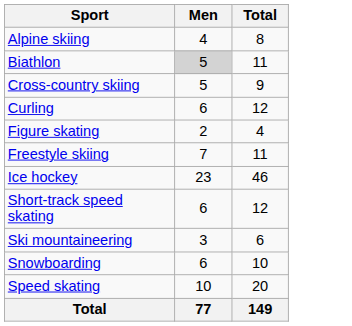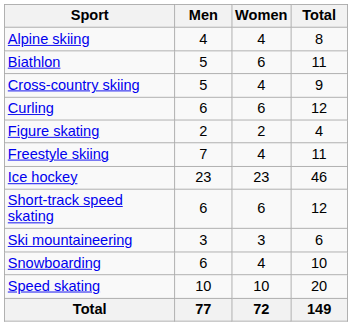+ column: (261, 16)
(203, 62) lightgrey background -> (203, 62) no background
